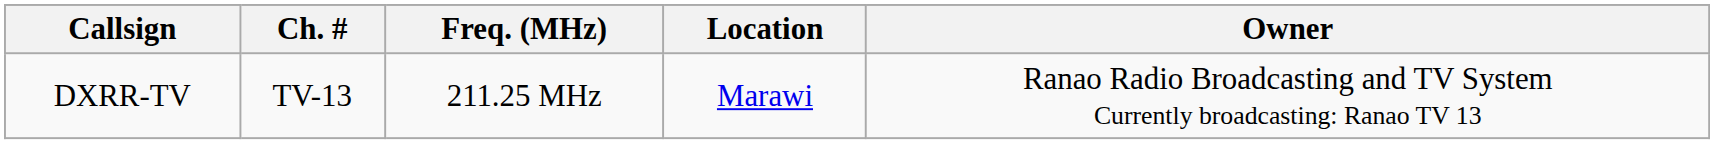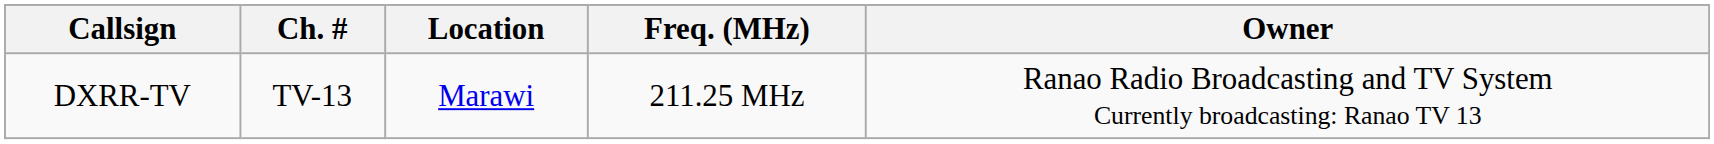columns swapped: (524, 28) <-> (765, 28)
